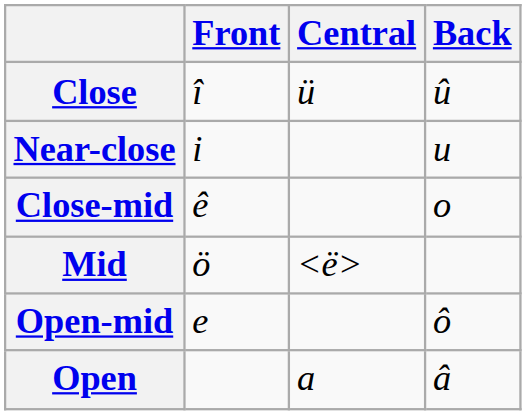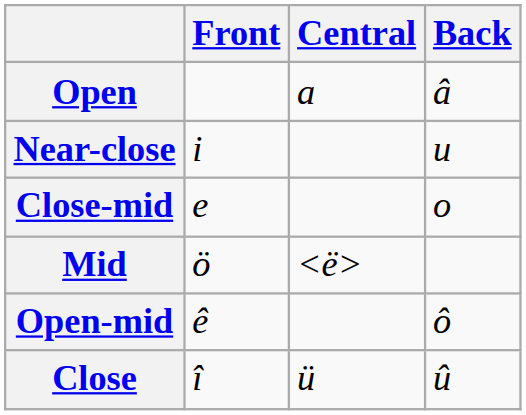rows swapped: (94, 90) <-> (95, 378)
(200, 206) ê -> (200, 206) e
(200, 321) e -> (200, 321) ê
